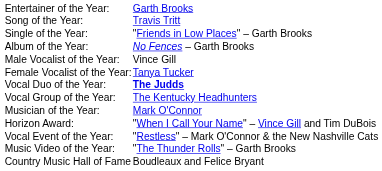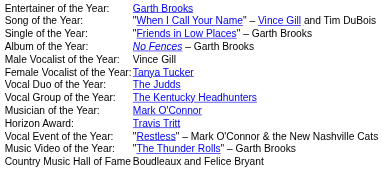(157, 21) Travis Tritt -> (255, 21) "When I Call Your Name" – Vince Gill and Tim DuBois
(158, 85) bold -> (157, 85) normal
(255, 123) "When I Call Your Name" – Vince Gill and Tim DuBois -> (157, 123) Travis Tritt
